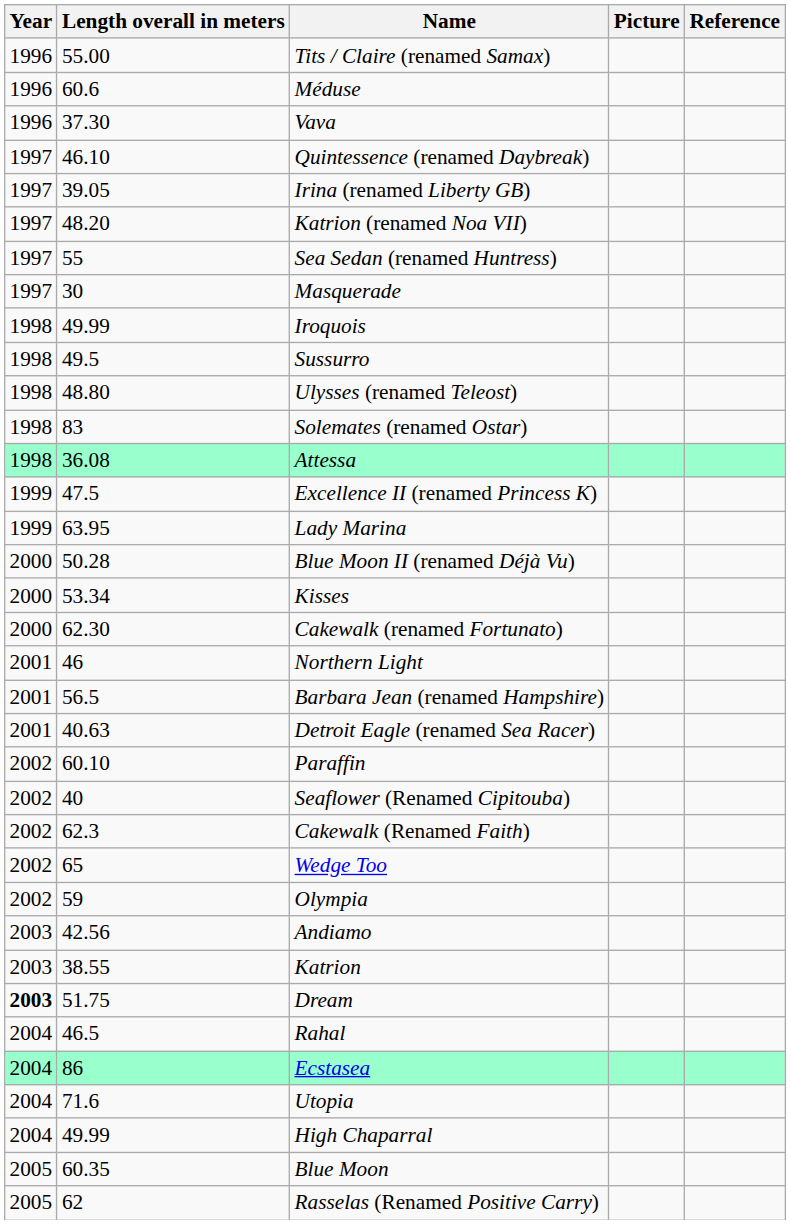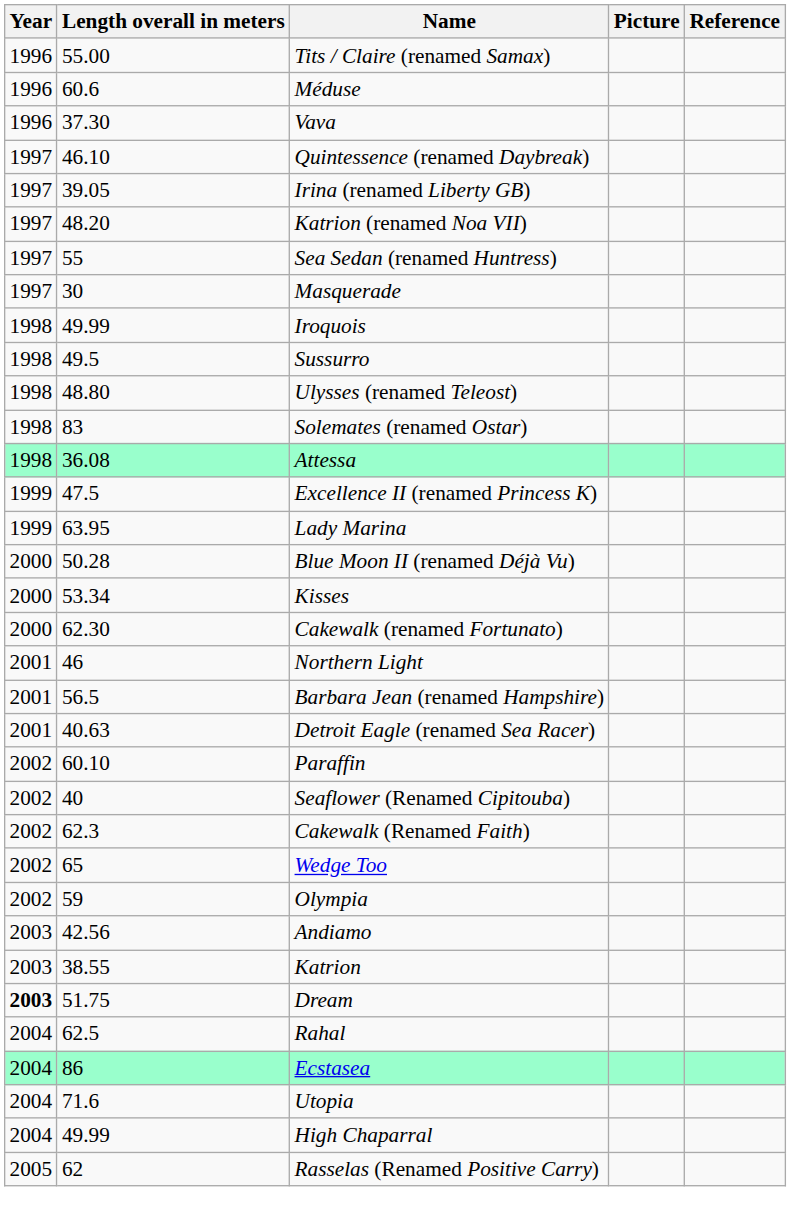(81, 1033) 46.5 -> (81, 1033) 62.5
- row: (342, 1168)
